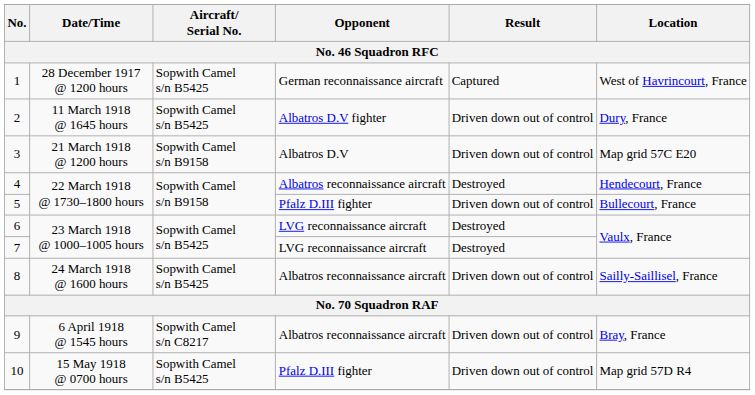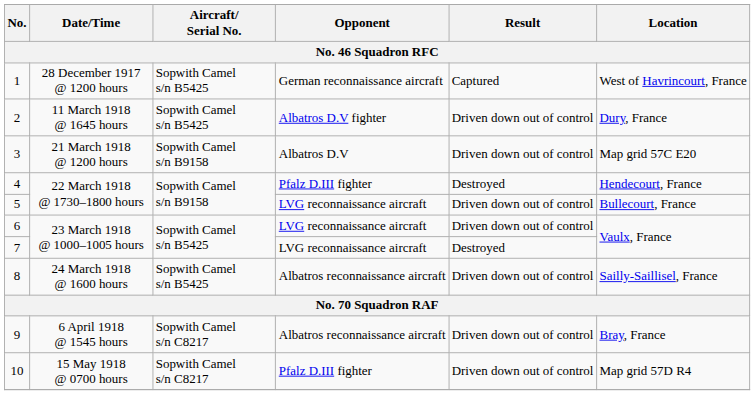(362, 183) Albatros reconnaissance aircraft -> (325, 183) Pfalz D.III fighter
(325, 205) Pfalz D.III fighter -> (353, 205) LVG reconnaissance aircraft
(478, 226) Destroyed -> (523, 226) Driven down out of control
(196, 371) Sopwith Camel s/n B5425 -> (196, 371) Sopwith Camel s/n C8217
